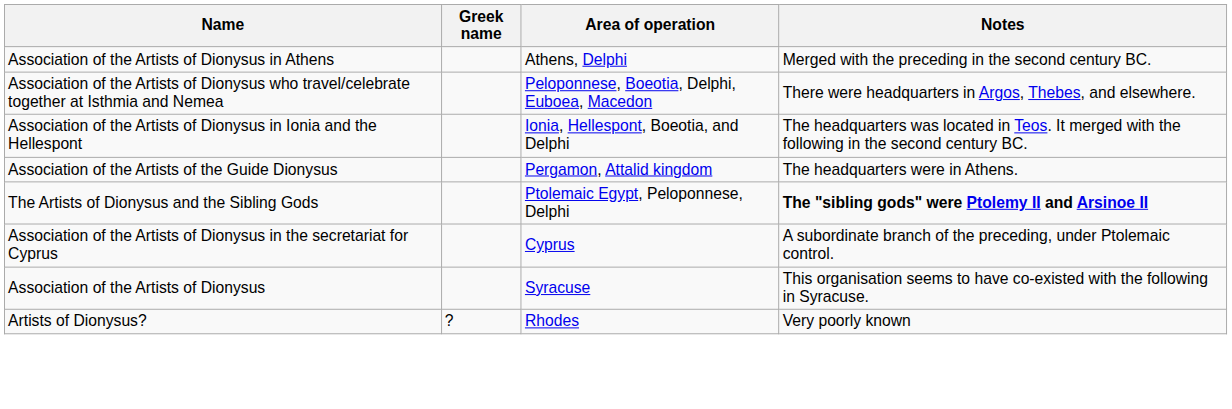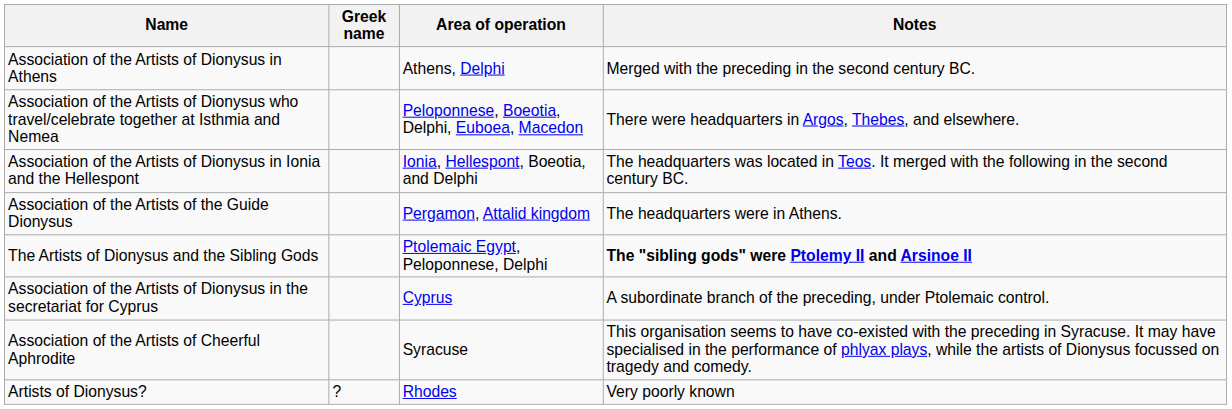- row: (137, 288)
+ row: (134, 349)
